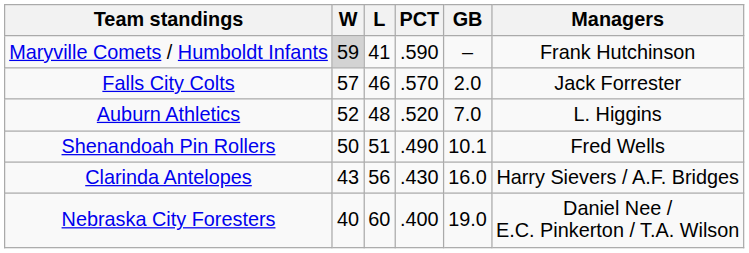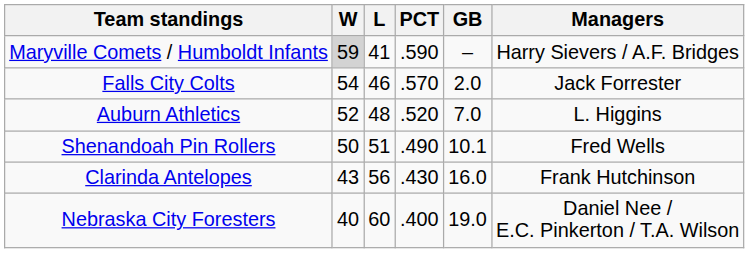(618, 51) Frank Hutchinson -> (618, 51) Harry Sievers / A.F. Bridges
(348, 83) 57 -> (348, 83) 54
(618, 177) Harry Sievers / A.F. Bridges -> (618, 177) Frank Hutchinson
